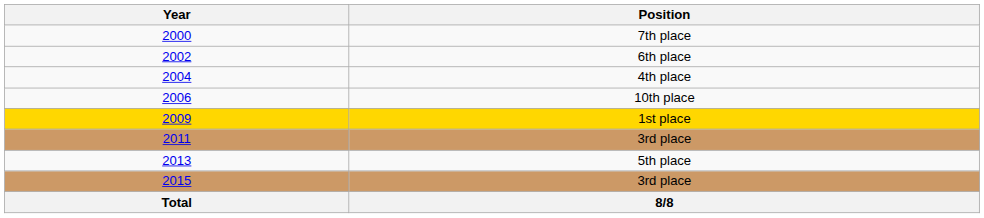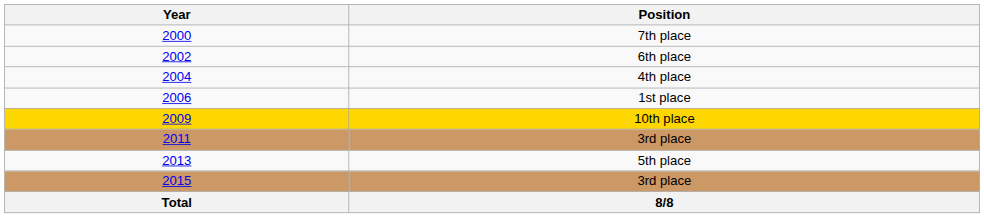(664, 98) 10th place -> (664, 98) 1st place
(664, 118) 1st place -> (664, 118) 10th place
